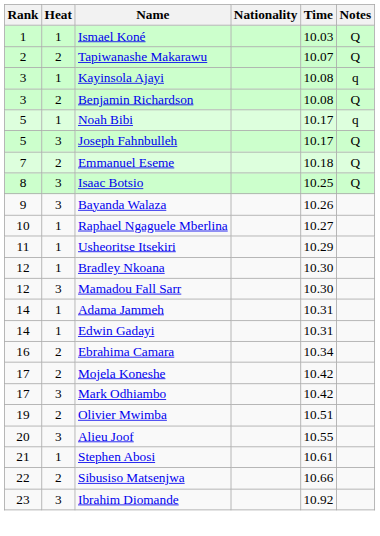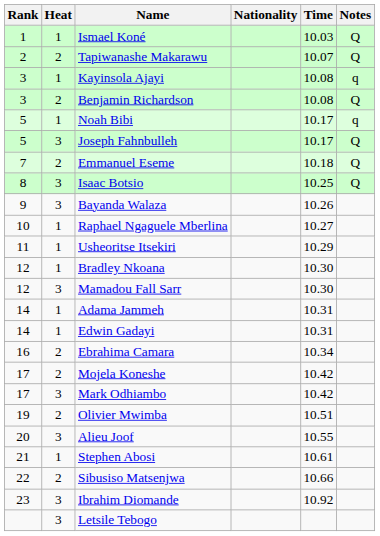+ row: (117, 520)
